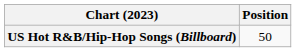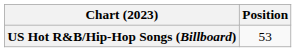(265, 36) 50 -> (265, 36) 53
